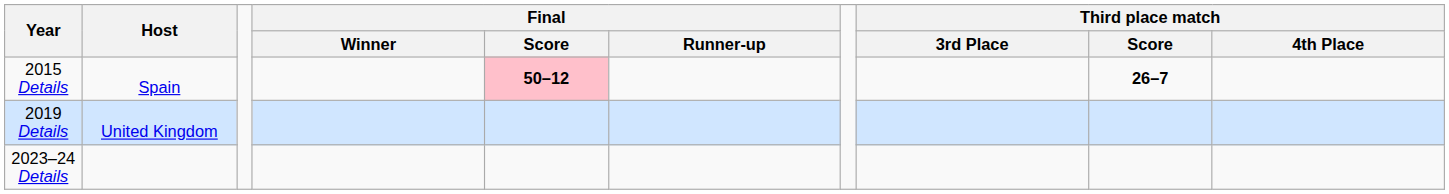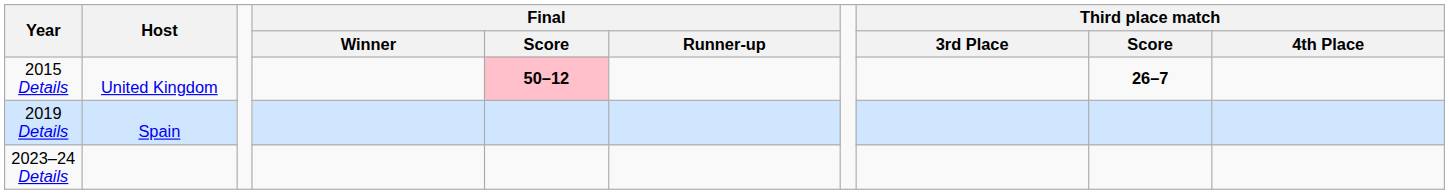(159, 88) Spain -> (159, 88) United Kingdom
(159, 132) United Kingdom -> (159, 132) Spain
